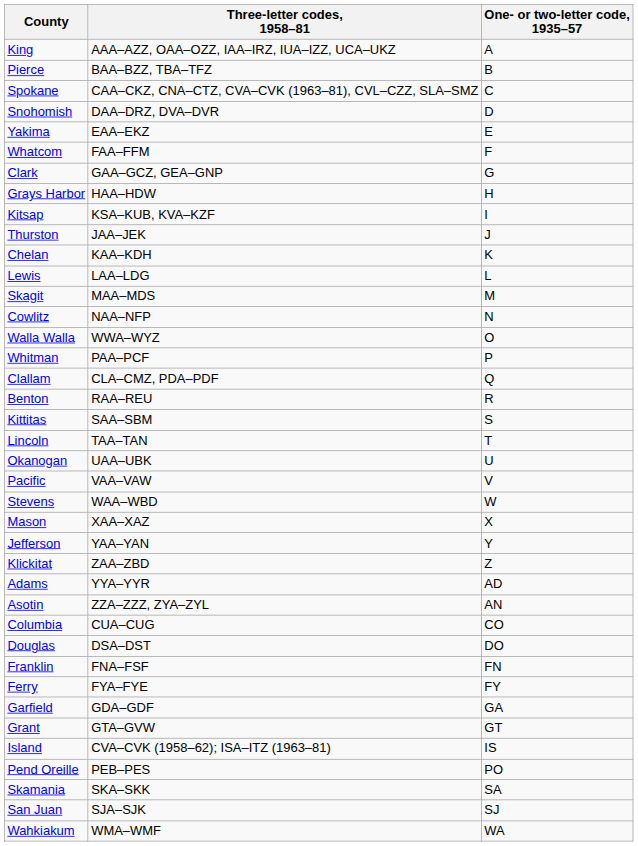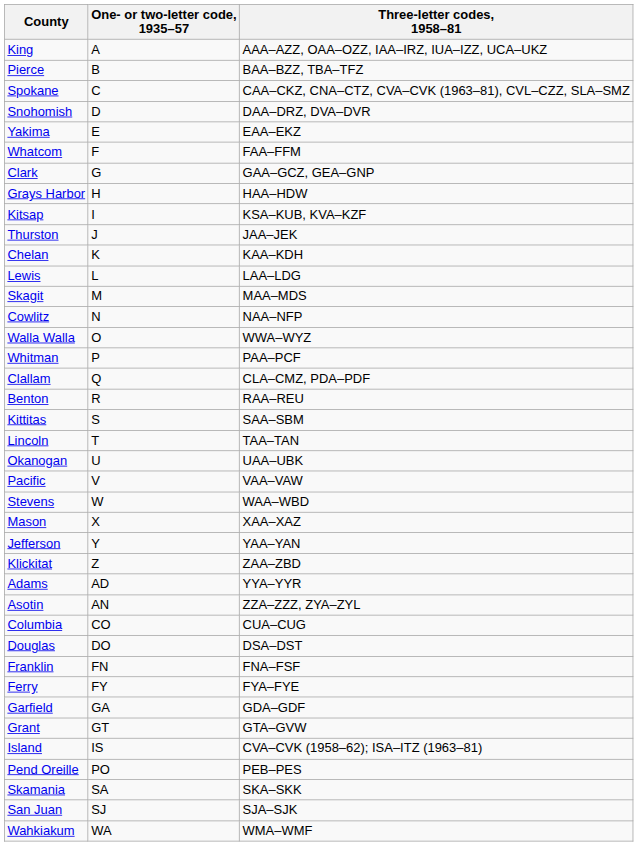columns swapped: (557, 22) <-> (285, 22)
